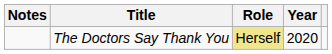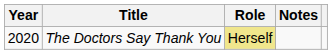columns swapped: (302, 15) <-> (27, 15)
